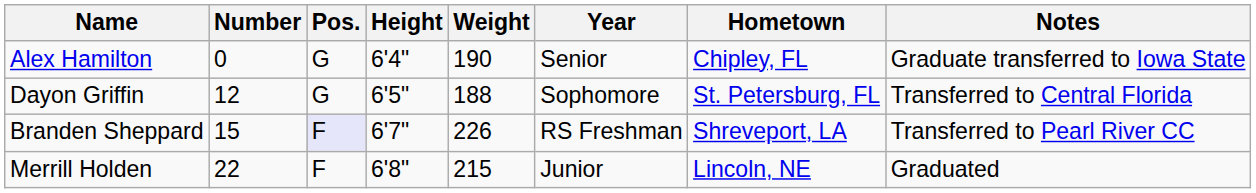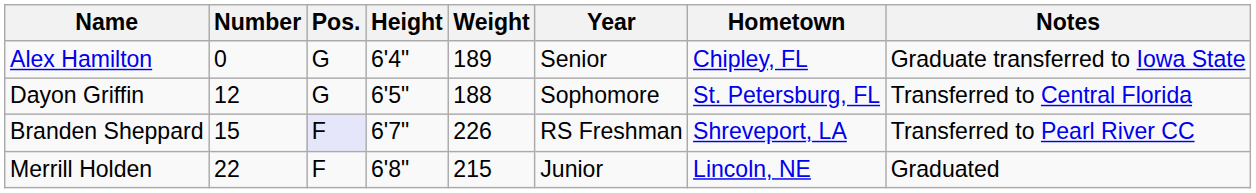(473, 59) 190 -> (473, 59) 189
